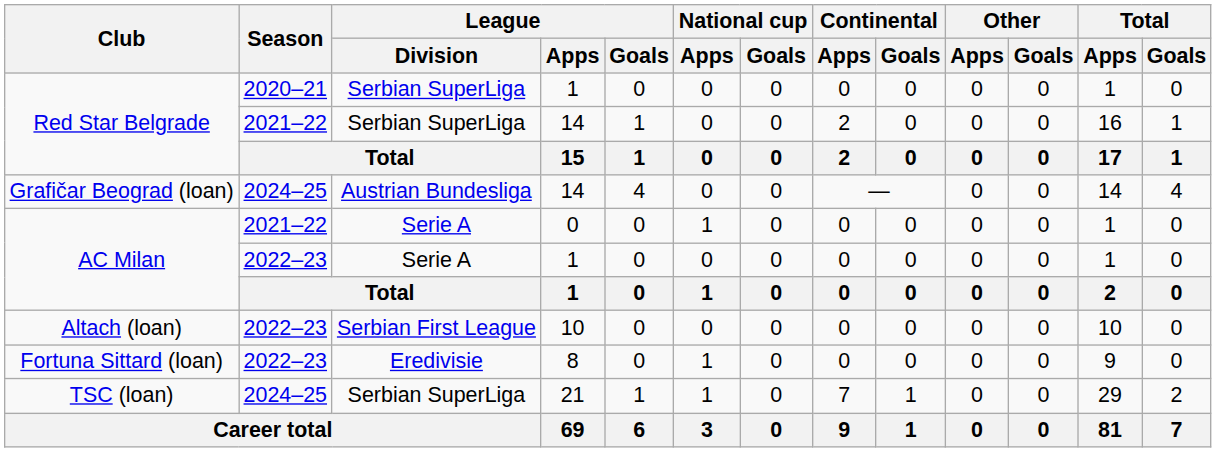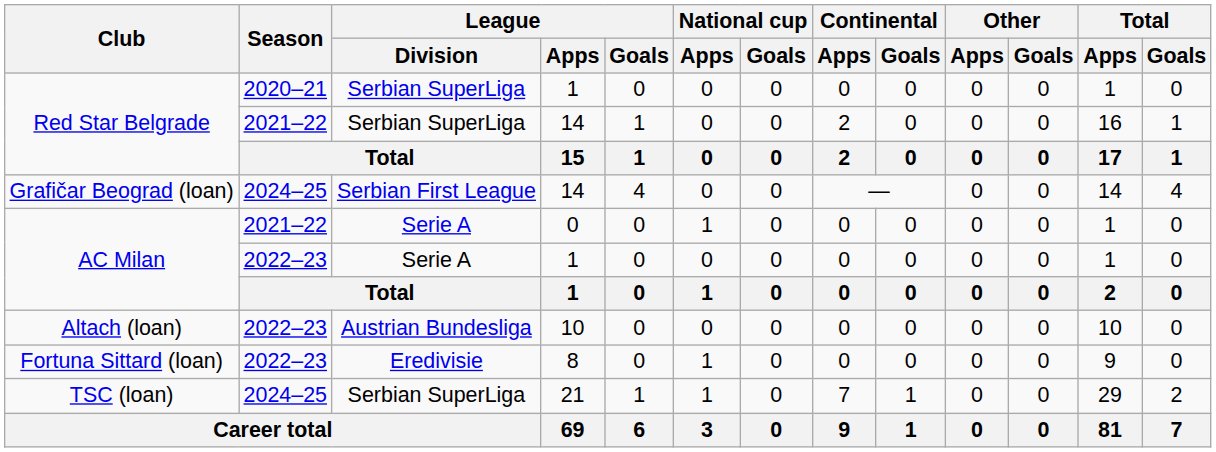(436, 191) Austrian Bundesliga -> (436, 191) Serbian First League
(436, 327) Serbian First League -> (436, 327) Austrian Bundesliga
